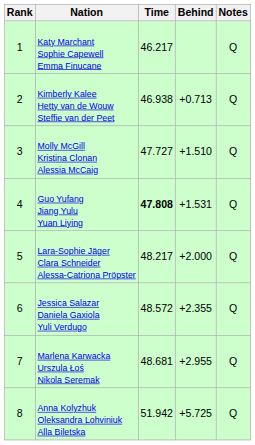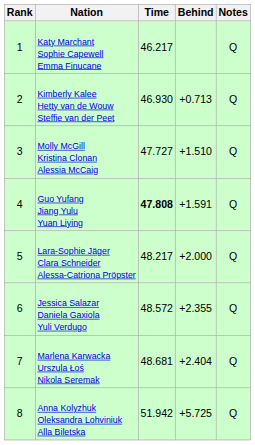(157, 99) 46.938 -> (157, 99) 46.930
(196, 204) +1.531 -> (196, 204) +1.591
(196, 361) +2.955 -> (196, 361) +2.404
